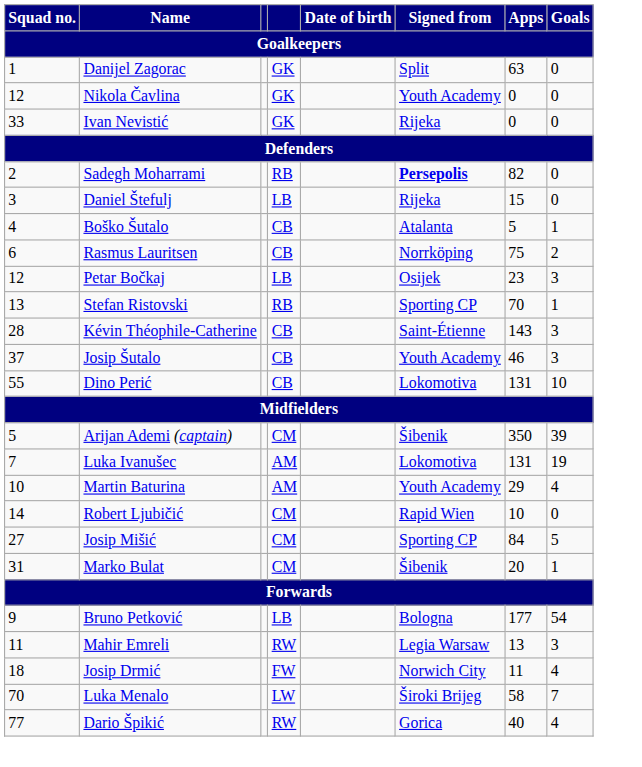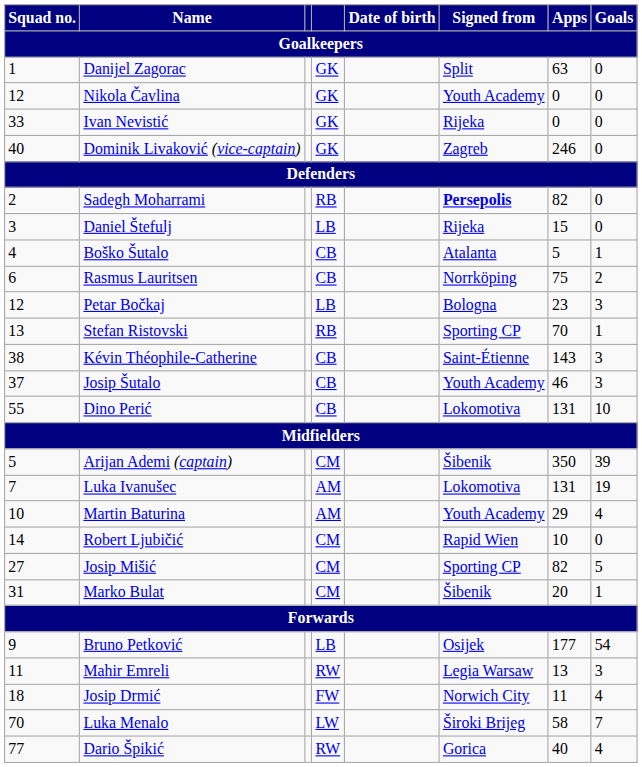+ row: (192, 148)
(420, 279) Osijek -> (470, 305) Bologna
(16, 331) 28 -> (16, 357) 38
(516, 540) 84 -> (560, 566) 82
(426, 618) Bologna -> (464, 644) Osijek
